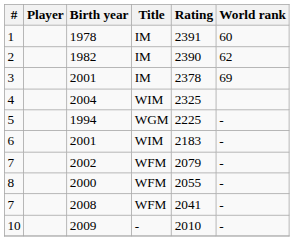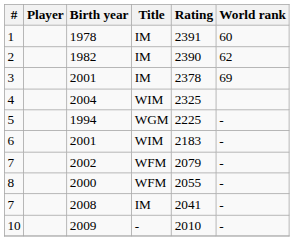(151, 204) WFM -> (143, 204) IM
